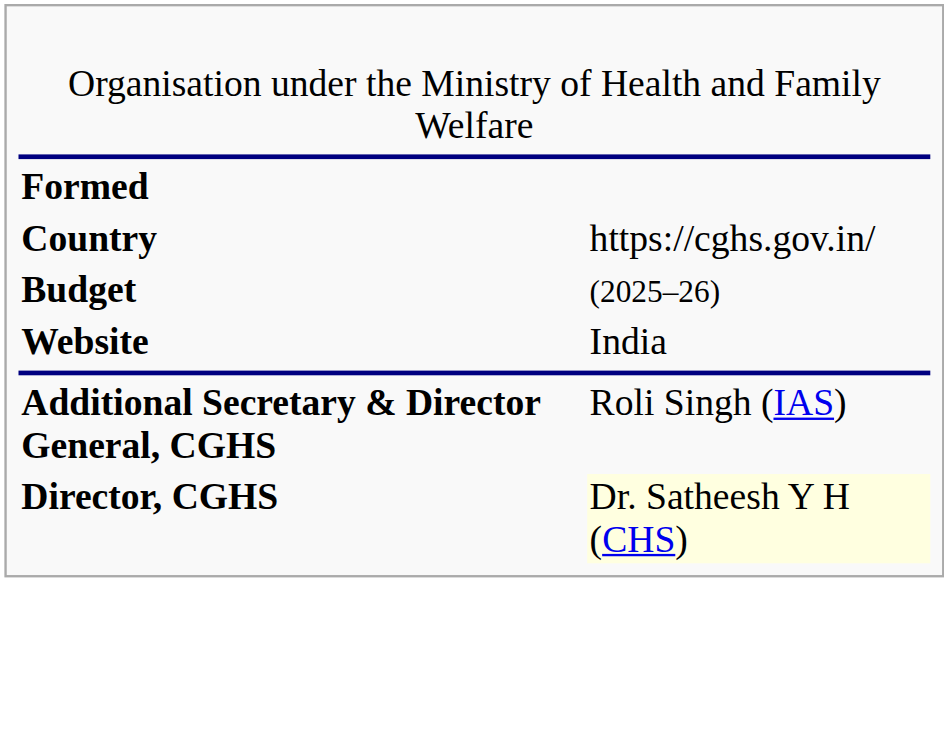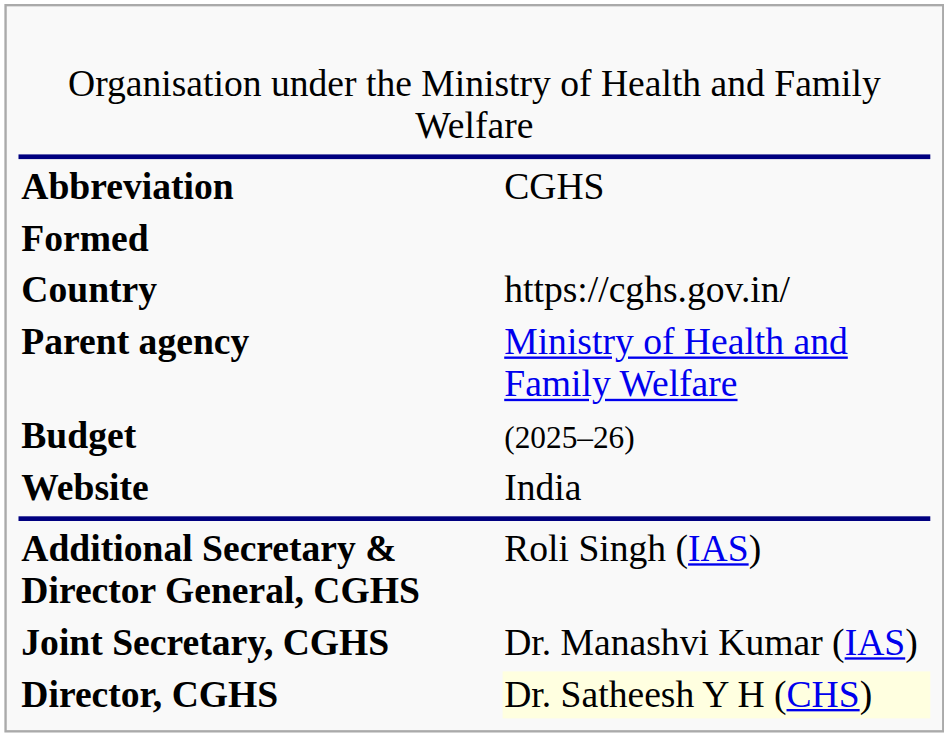+ row: (127, 187)
+ row: (135, 342)
+ row: (205, 642)
